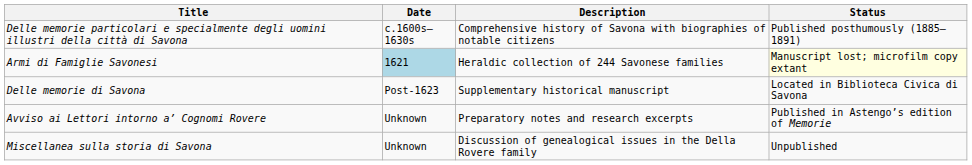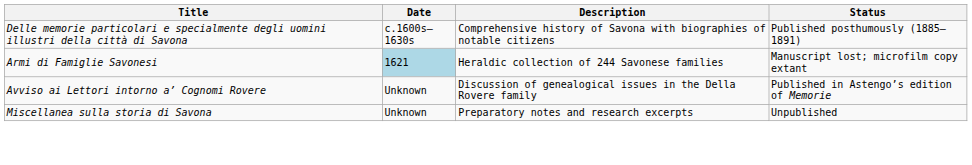(864, 62) lightyellow background -> (864, 62) no background
- row: (76, 90)
(576, 118) Preparatory notes and research excerpts -> (597, 90) Discussion of genealogical issues in the Della Rovere family
(597, 146) Discussion of genealogical issues in the Della Rovere family -> (576, 112) Preparatory notes and research excerpts
